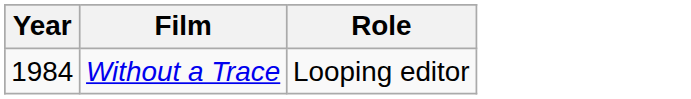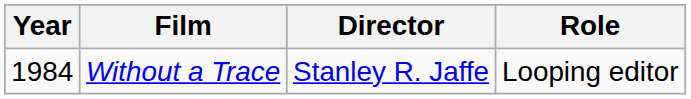+ column: (391, 26)
